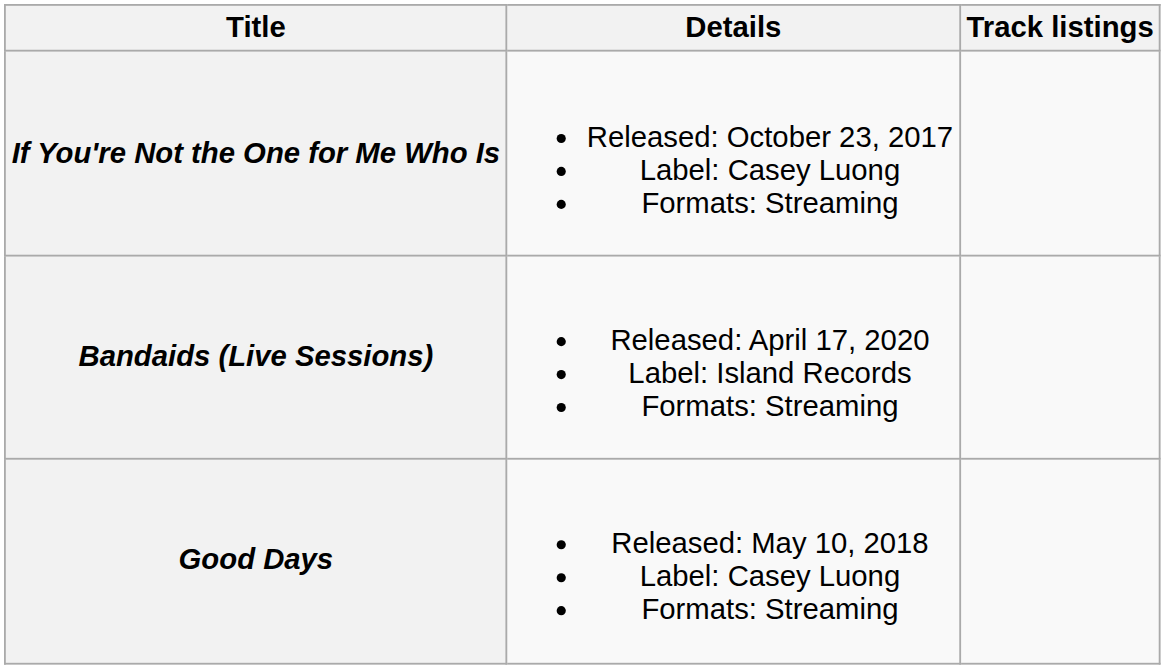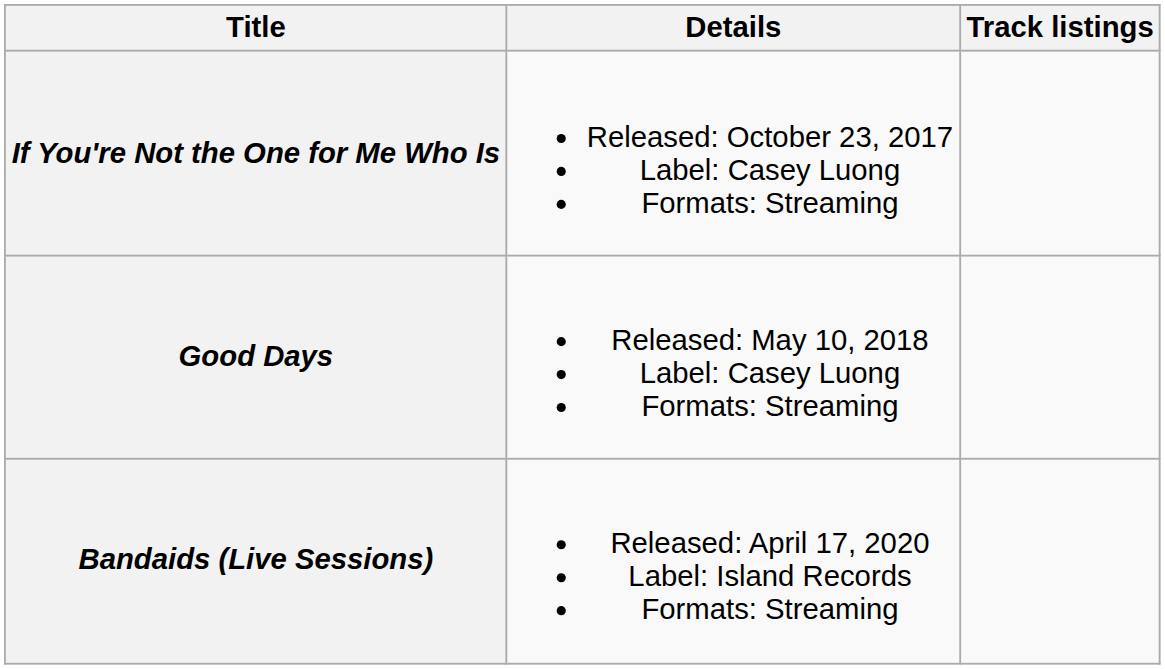rows swapped: (256, 560) <-> (256, 356)
